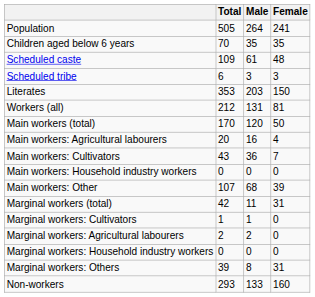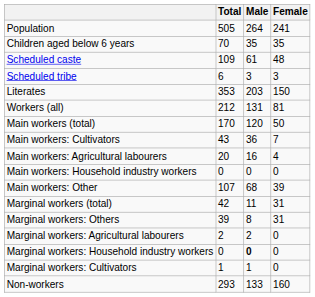rows swapped: (63, 156) <-> (87, 140)
rows swapped: (72, 220) <-> (63, 268)
(249, 252) normal -> (249, 252) bold
